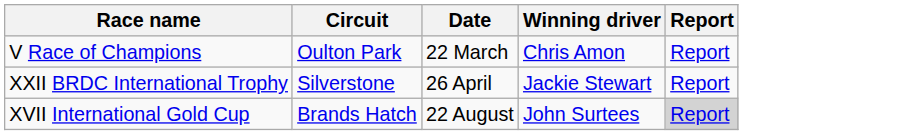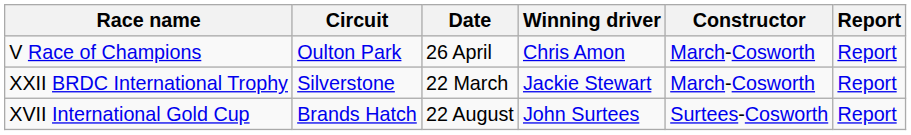+ column: (749, 20)
(467, 52) 22 March -> (459, 52) 26 April
(459, 83) 26 April -> (467, 83) 22 March
(700, 114) lightgrey background -> (867, 114) no background
